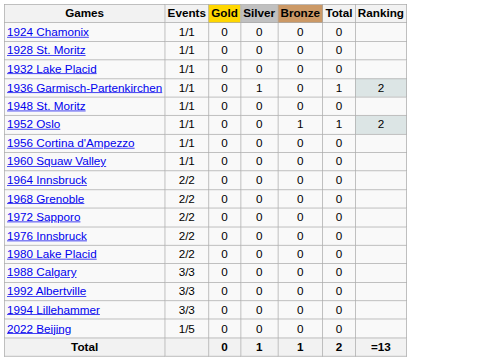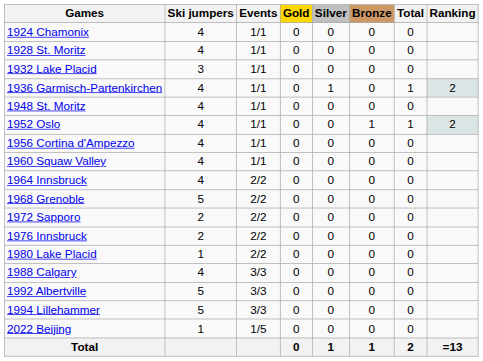+ column: (201, 13)
